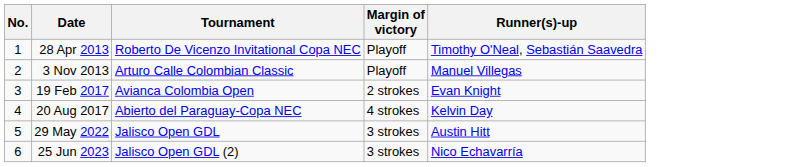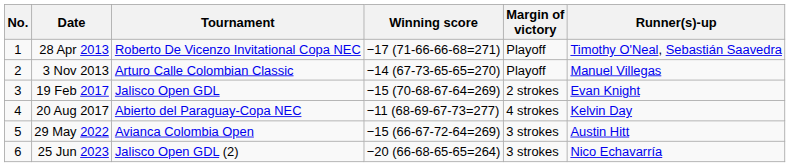+ column: (434, 22)
(184, 91) Avianca Colombia Open -> (167, 91) Jalisco Open GDL
(167, 132) Jalisco Open GDL -> (184, 132) Avianca Colombia Open
